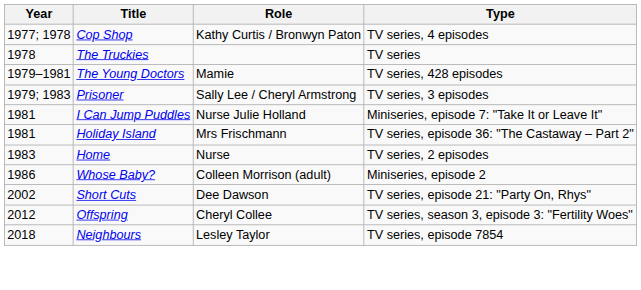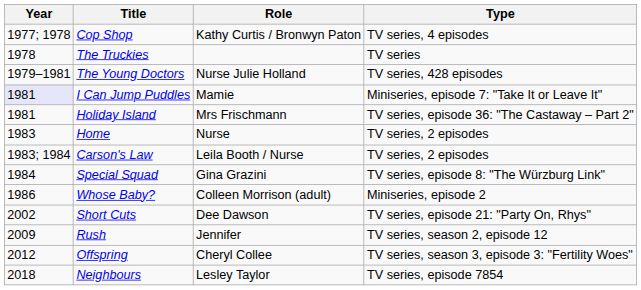(215, 74) Mamie -> (251, 74) Nurse Julie Holland
- row: (100, 94)
(21, 114) no background -> (21, 94) lavender background
(251, 114) Nurse Julie Holland -> (215, 94) Mamie
+ row: (115, 154)
+ row: (117, 174)
+ row: (91, 235)
